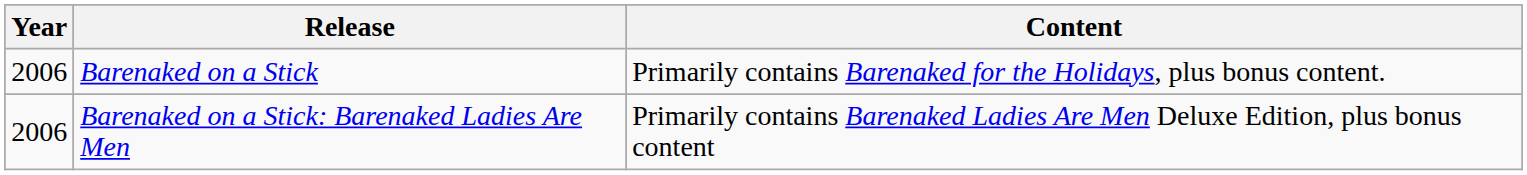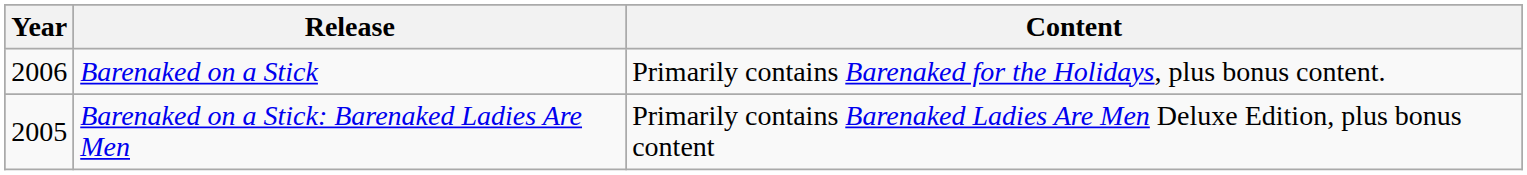(39, 131) 2006 -> (39, 131) 2005
